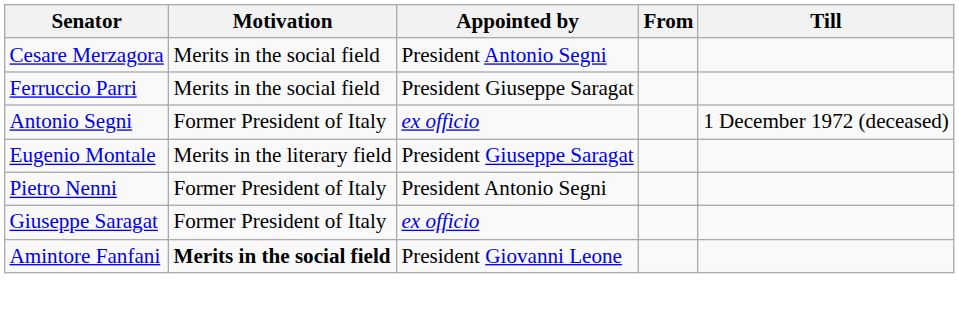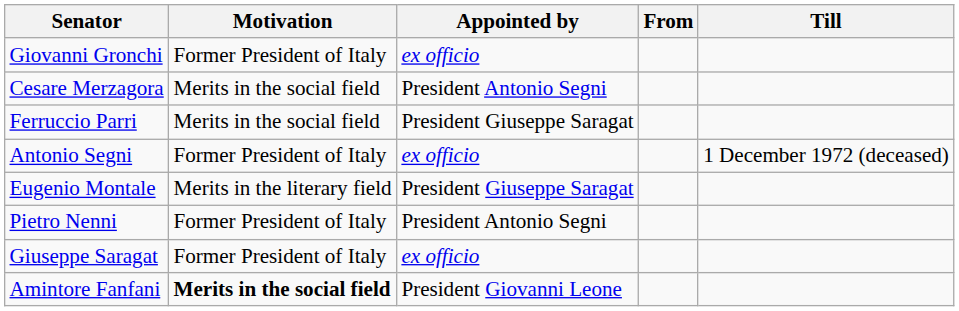+ row: (86, 54)
